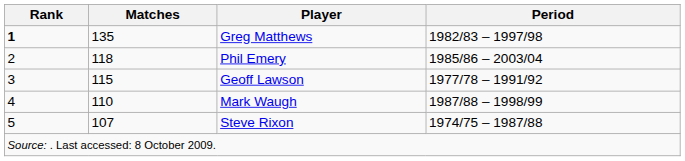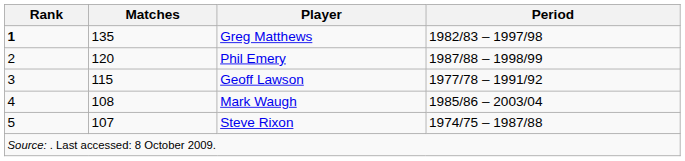(102, 58) 118 -> (103, 58) 120
(486, 58) 1985/86 – 2003/04 -> (486, 58) 1987/88 – 1998/99
(102, 101) 110 -> (103, 101) 108
(486, 101) 1987/88 – 1998/99 -> (486, 101) 1985/86 – 2003/04
